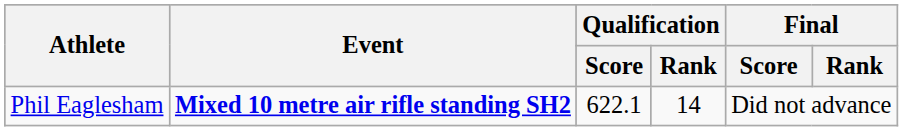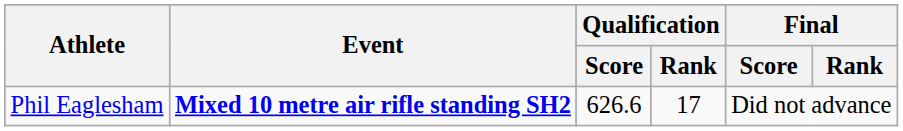(614, 105) 622.1 -> (614, 105) 626.6
(688, 105) 14 -> (688, 105) 17
